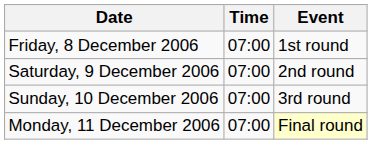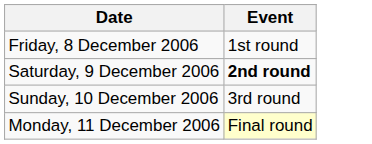- column: (249, 17)
(316, 71) normal -> (269, 71) bold
